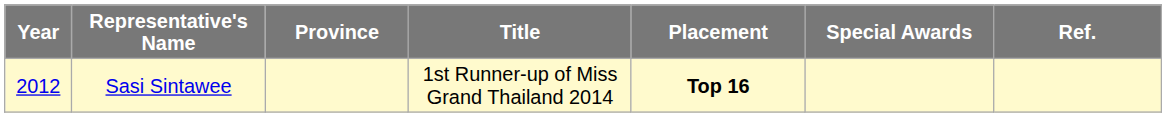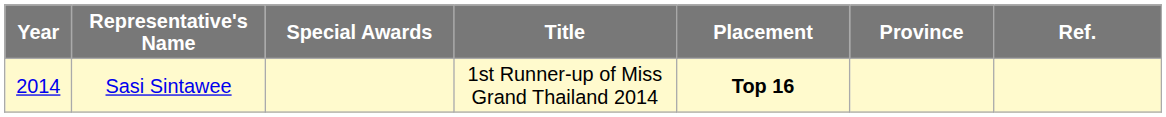columns swapped: (337, 32) <-> (899, 32)
(38, 86) 2012 -> (38, 86) 2014
